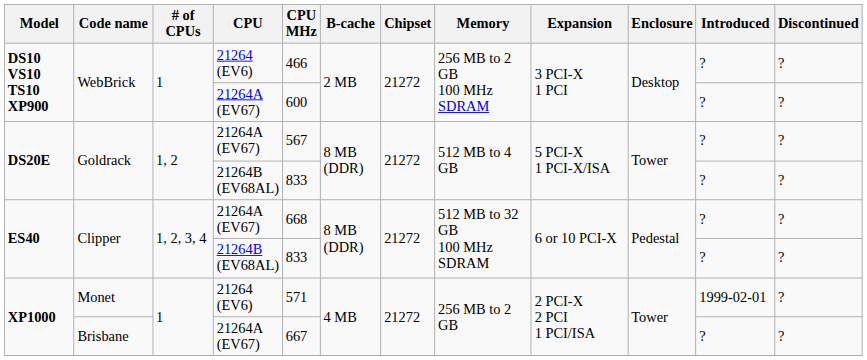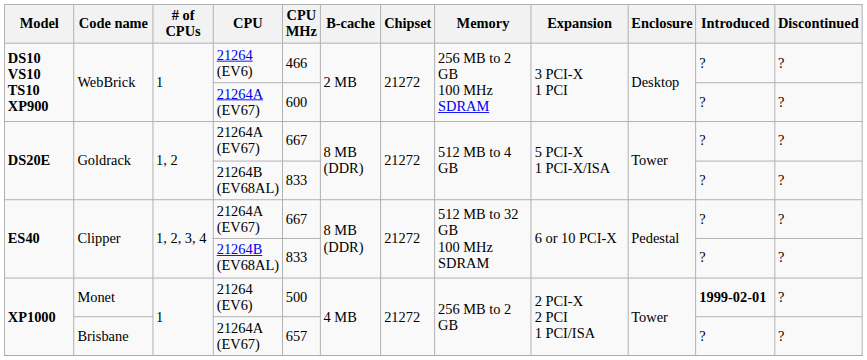(296, 141) 567 -> (296, 141) 667
(296, 219) 668 -> (296, 219) 667
(296, 297) 571 -> (296, 297) 500
(733, 297) normal -> (733, 297) bold
(296, 336) 667 -> (296, 336) 657
